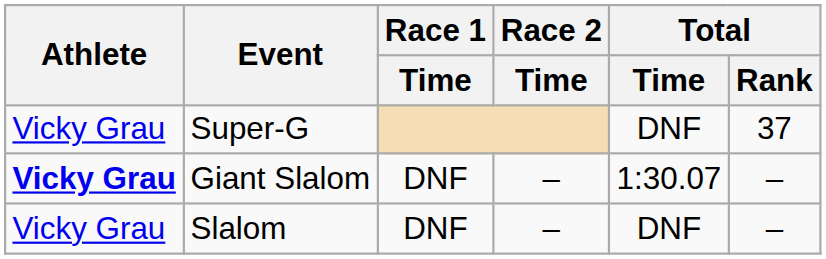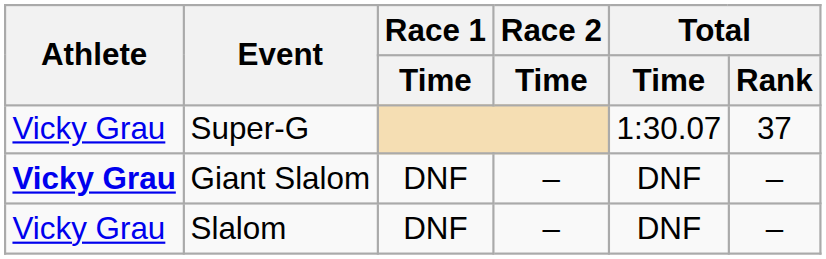(669, 129) DNF -> (669, 129) 1:30.07
(669, 179) 1:30.07 -> (669, 179) DNF
